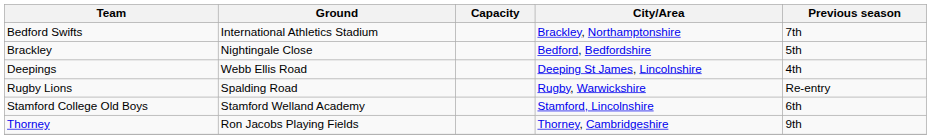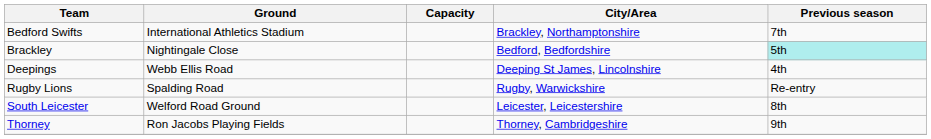(794, 50) no background -> (779, 50) paleturquoise background
+ row: (48, 106)
- row: (77, 106)
